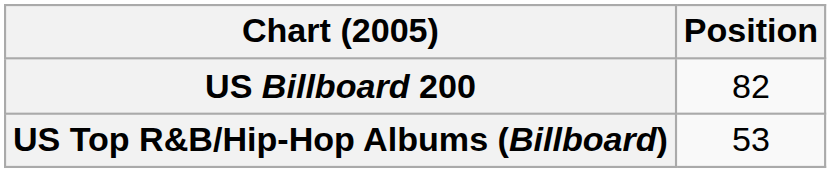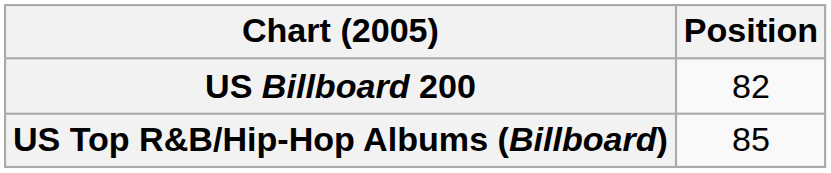(751, 139) 53 -> (751, 139) 85
